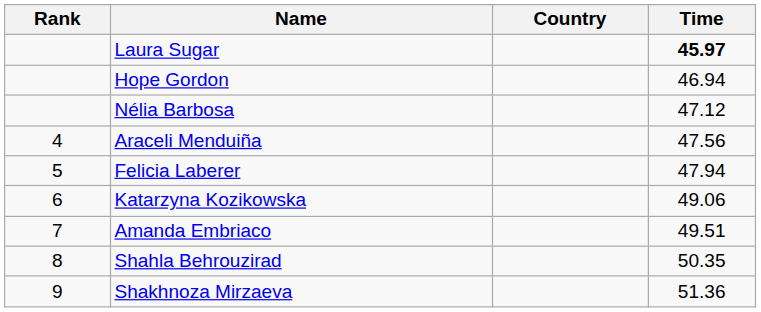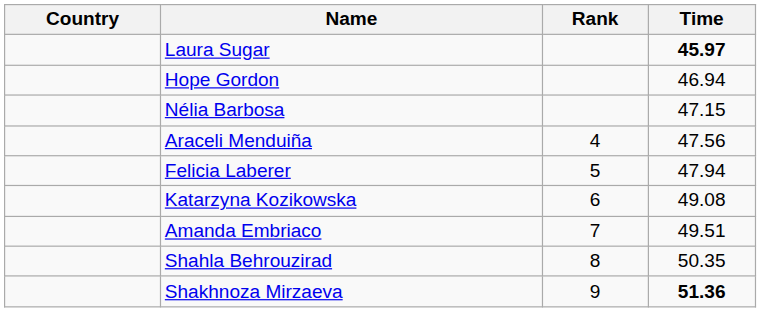columns swapped: (57, 19) <-> (570, 19)
(702, 110) 47.12 -> (702, 110) 47.15
(702, 200) 49.06 -> (702, 200) 49.08
(702, 291) normal -> (702, 291) bold
